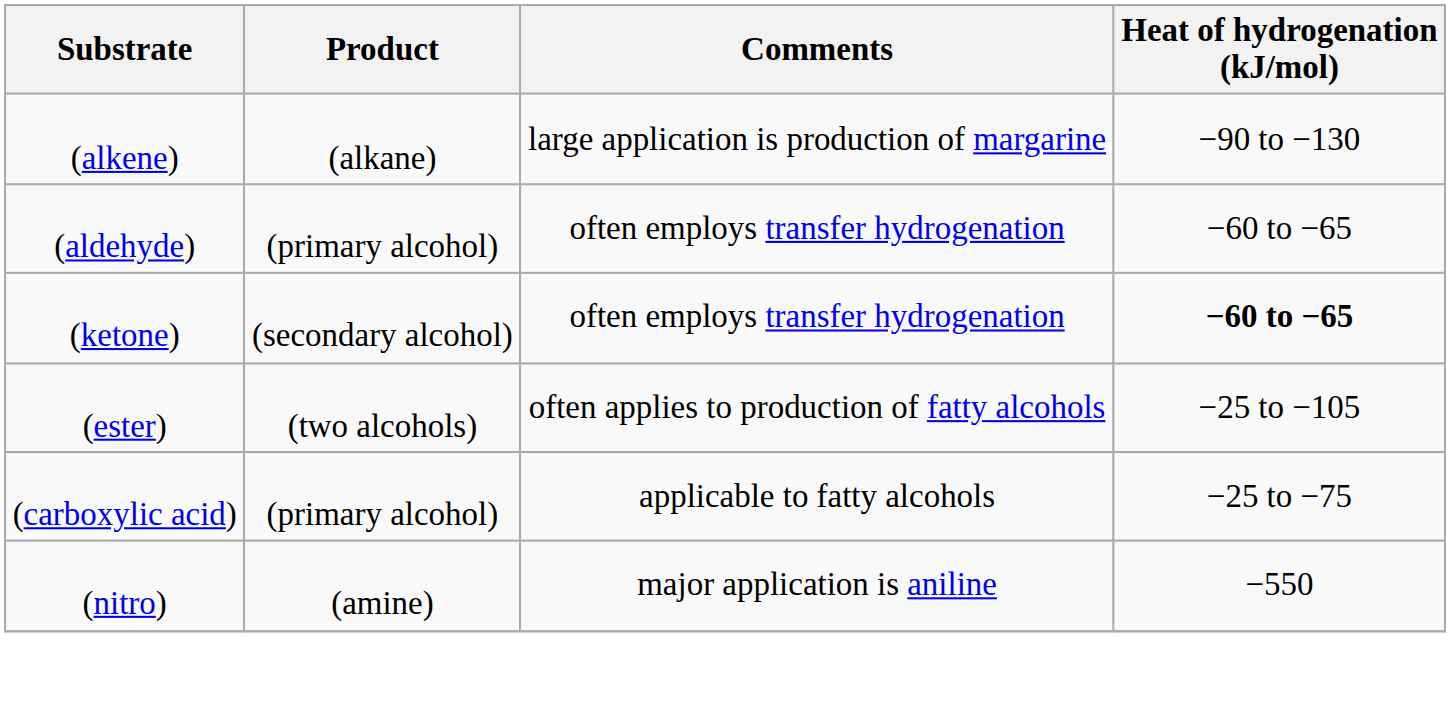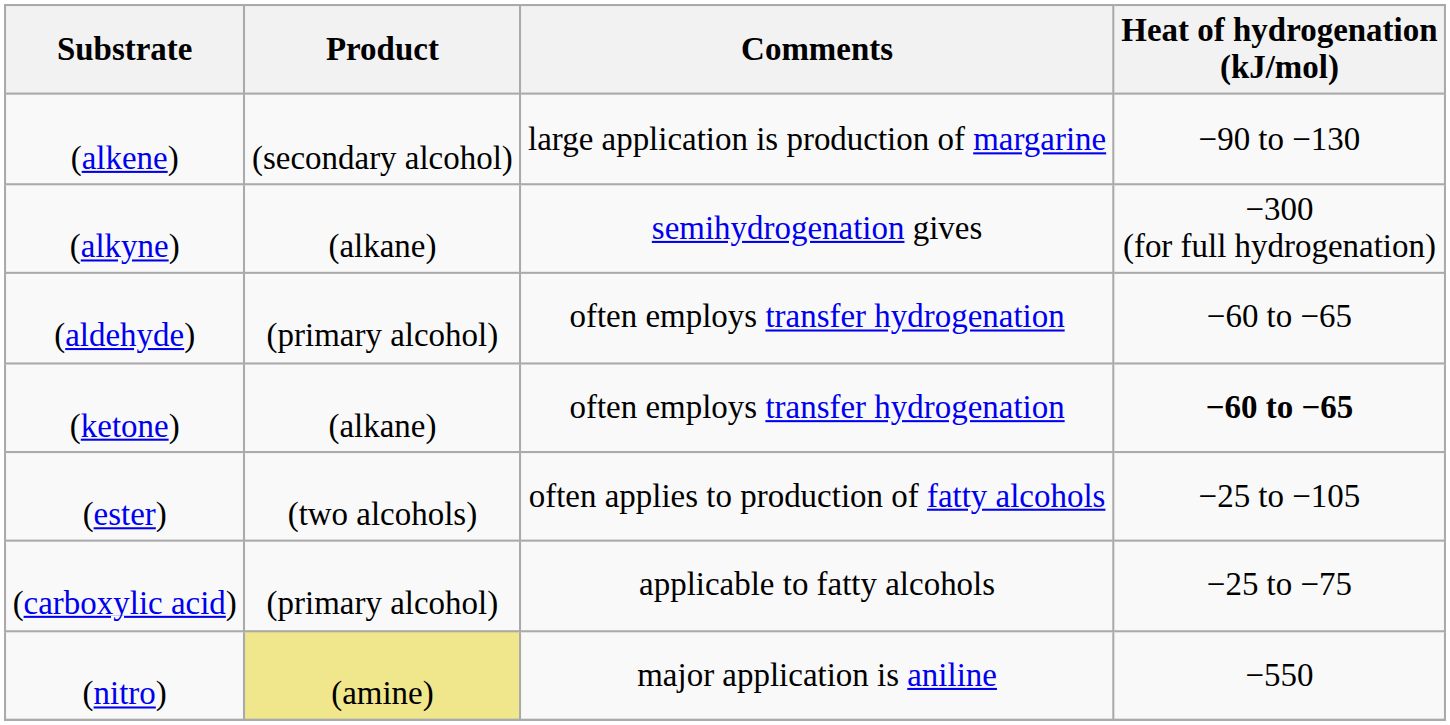(382, 157) (alkane) -> (382, 157) (secondary alcohol)
+ row: (125, 246)
(382, 335) (secondary alcohol) -> (382, 425) (alkane)
(382, 603) no background -> (382, 693) khaki background
